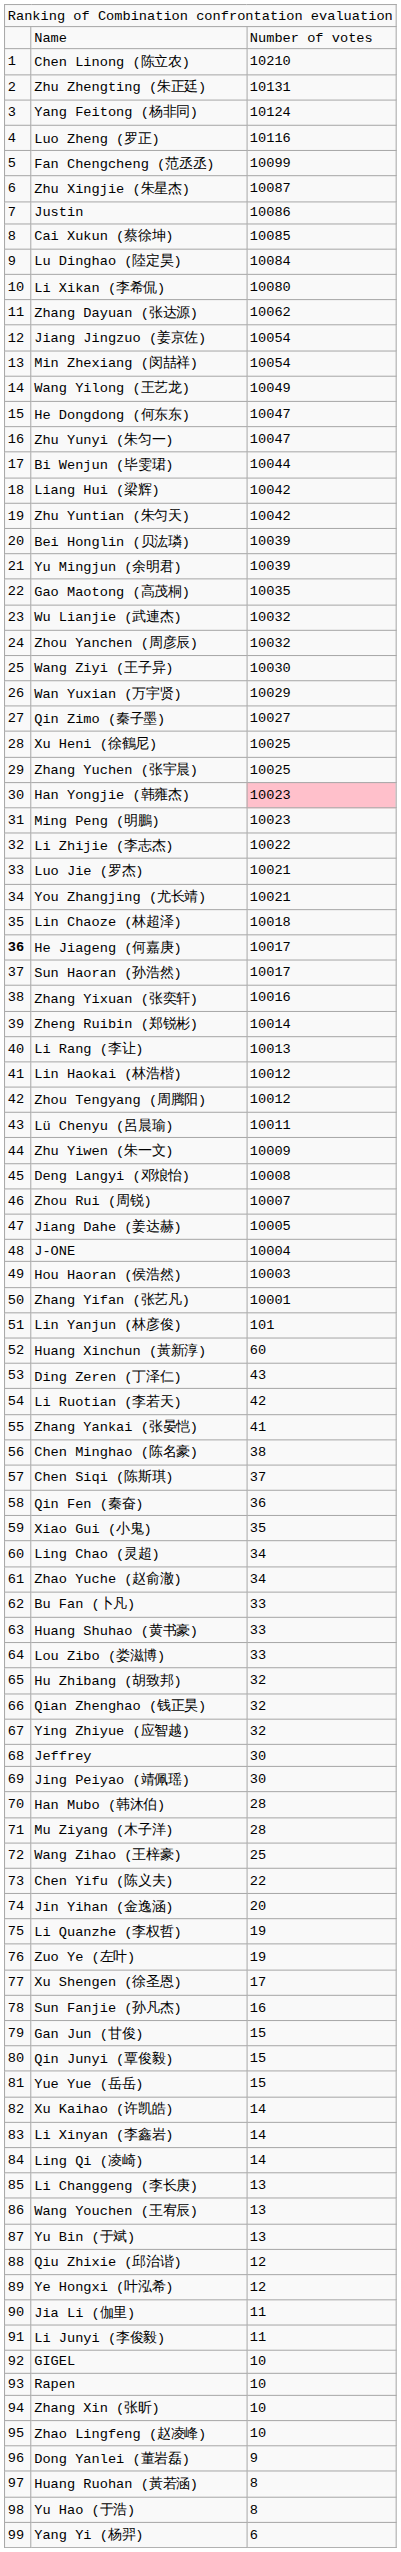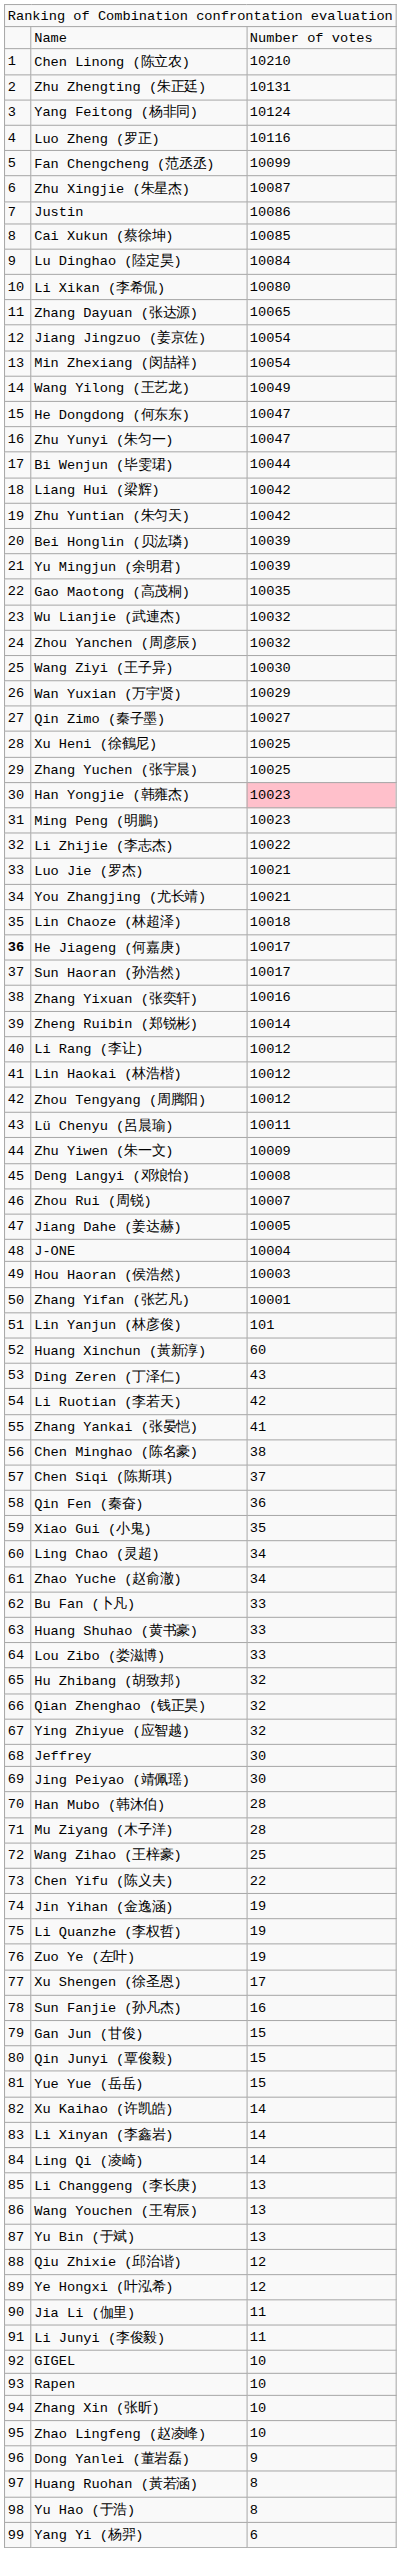(270, 313) 10062 -> (270, 313) 10065
(270, 1049) 10013 -> (270, 1049) 10012
(258, 1906) 20 -> (258, 1906) 19
